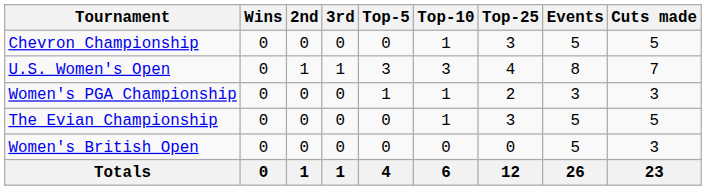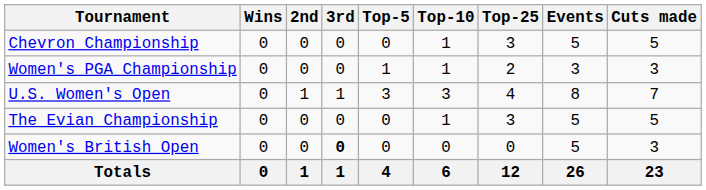rows swapped: (89, 69) <-> (123, 95)
(340, 147) normal -> (340, 147) bold
